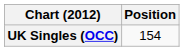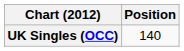(150, 35) 154 -> (150, 35) 140
